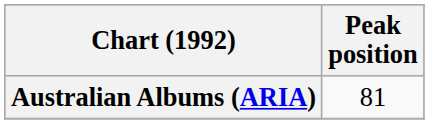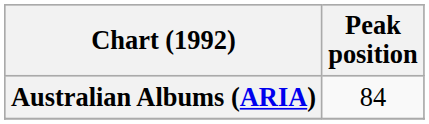(373, 97) 81 -> (373, 97) 84
